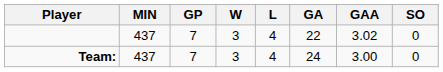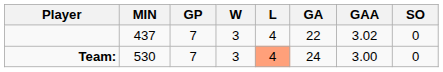(145, 56) 437 -> (145, 56) 530
(273, 56) no background -> (273, 56) lightsalmon background
